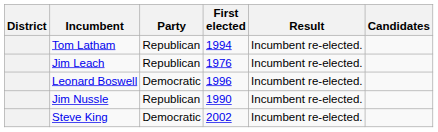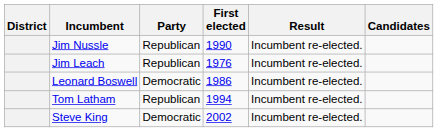rows swapped: (80, 99) <-> (84, 44)
(219, 81) 1996 -> (219, 81) 1986
